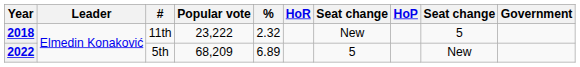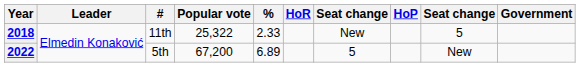(214, 33) 23,222 -> (214, 33) 25,322
(268, 33) 2.32 -> (268, 33) 2.33
(214, 52) 68,209 -> (214, 52) 67,200
